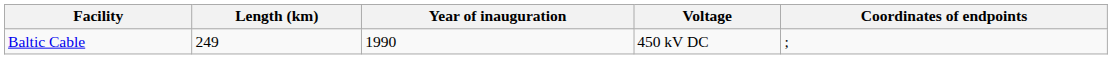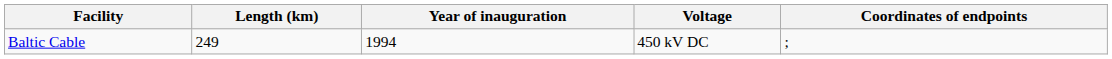(381, 41) 1990 -> (381, 41) 1994
